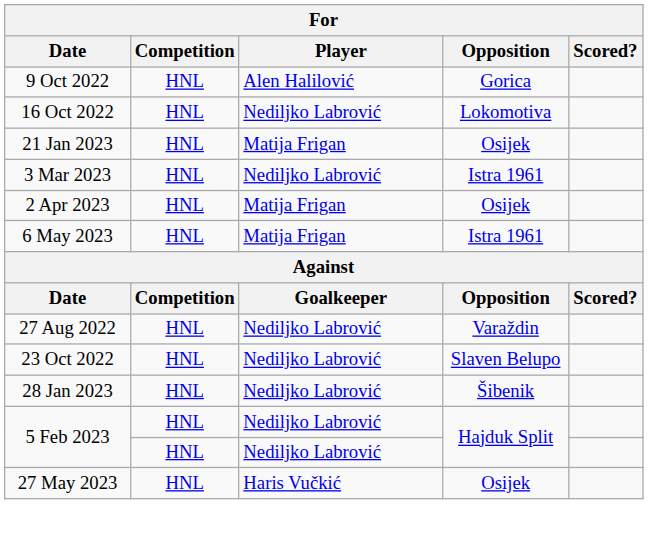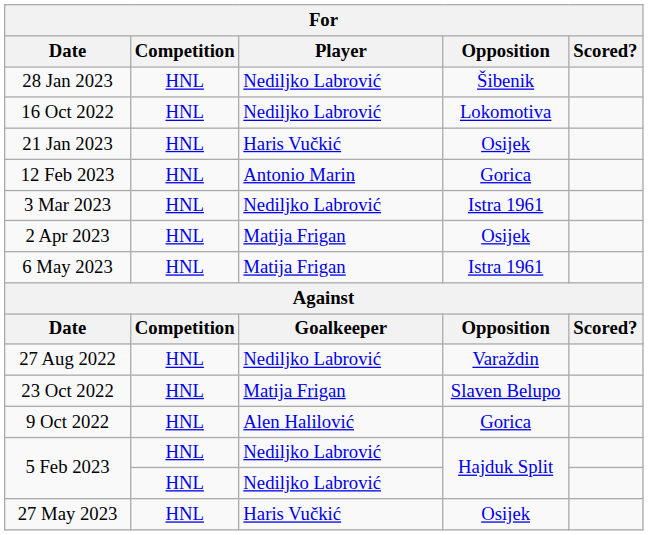rows swapped: (68, 82) <-> (68, 390)
(295, 143) Matija Frigan -> (292, 143) Haris Vučkić
+ row: (68, 174)
(312, 359) Nediljko Labrović -> (295, 390) Matija Frigan
